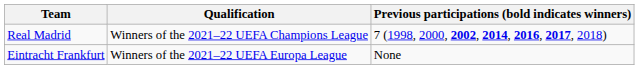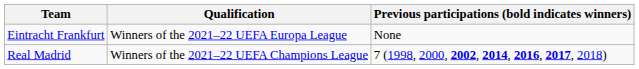rows swapped: (39, 34) <-> (56, 54)
